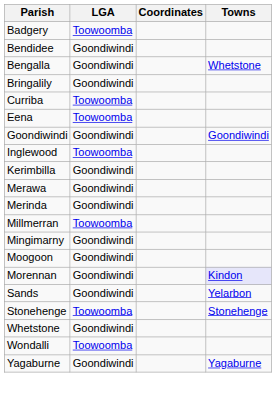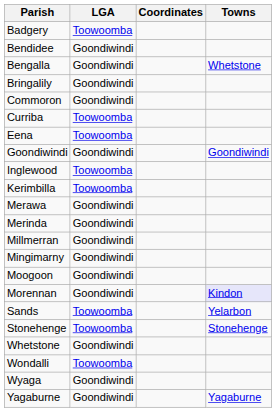+ row: (34, 100)
(103, 170) Goondiwindi -> (103, 188) Toowoomba
(103, 223) Toowoomba -> (103, 240) Goondiwindi
(103, 293) Goondiwindi -> (103, 310) Toowoomba
+ row: (24, 380)
